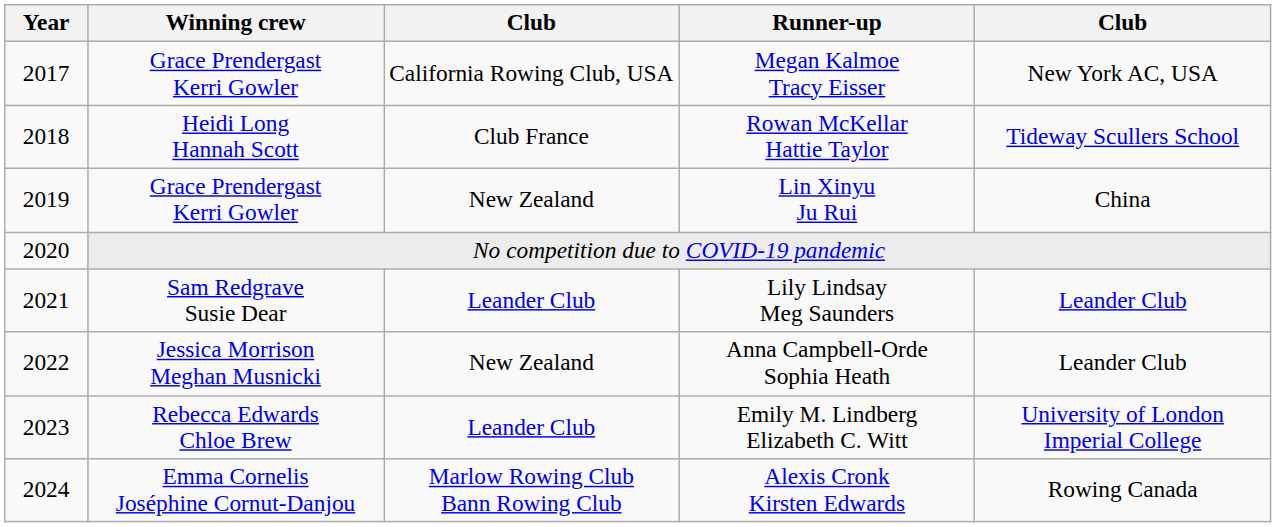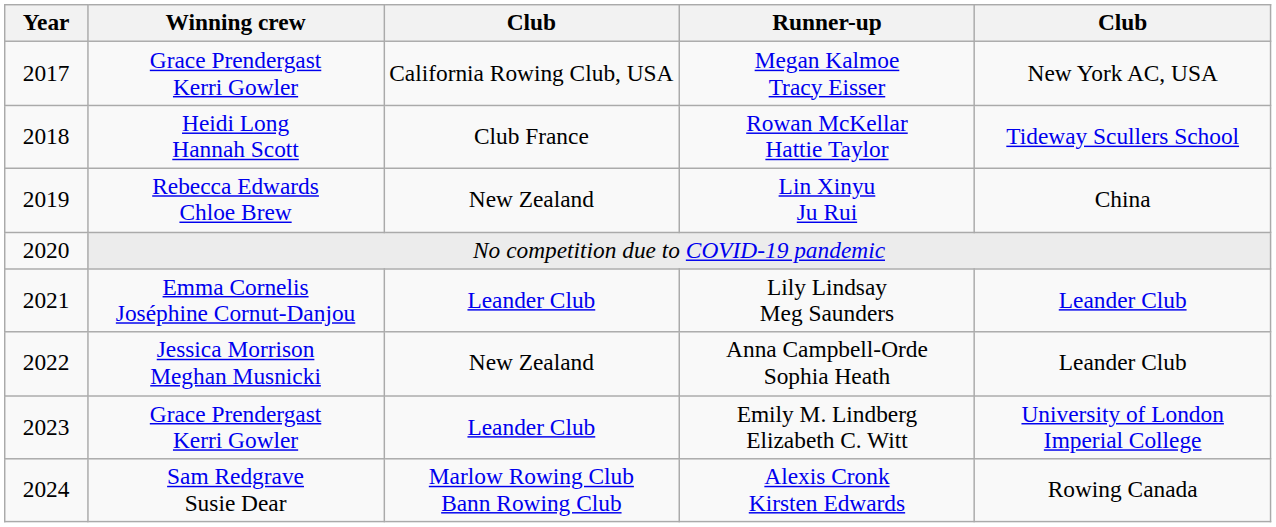(236, 199) Grace Prendergast Kerri Gowler -> (236, 199) Rebecca Edwards Chloe Brew
(236, 300) Sam Redgrave Susie Dear -> (236, 300) Emma Cornelis Joséphine Cornut-Danjou
(236, 426) Rebecca Edwards Chloe Brew -> (236, 426) Grace Prendergast Kerri Gowler
(236, 490) Emma Cornelis Joséphine Cornut-Danjou -> (236, 490) Sam Redgrave Susie Dear
